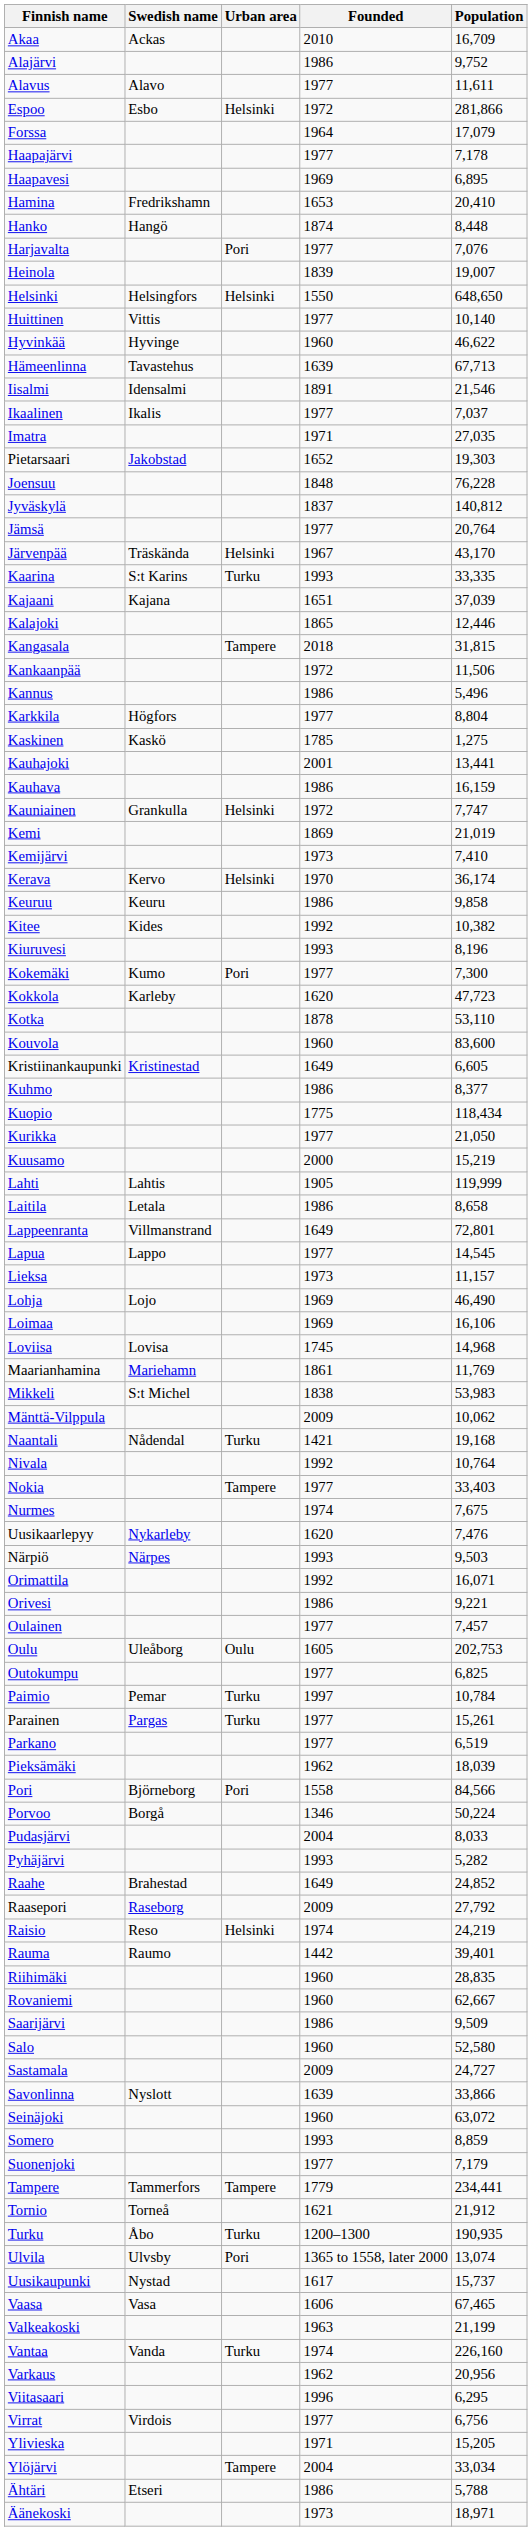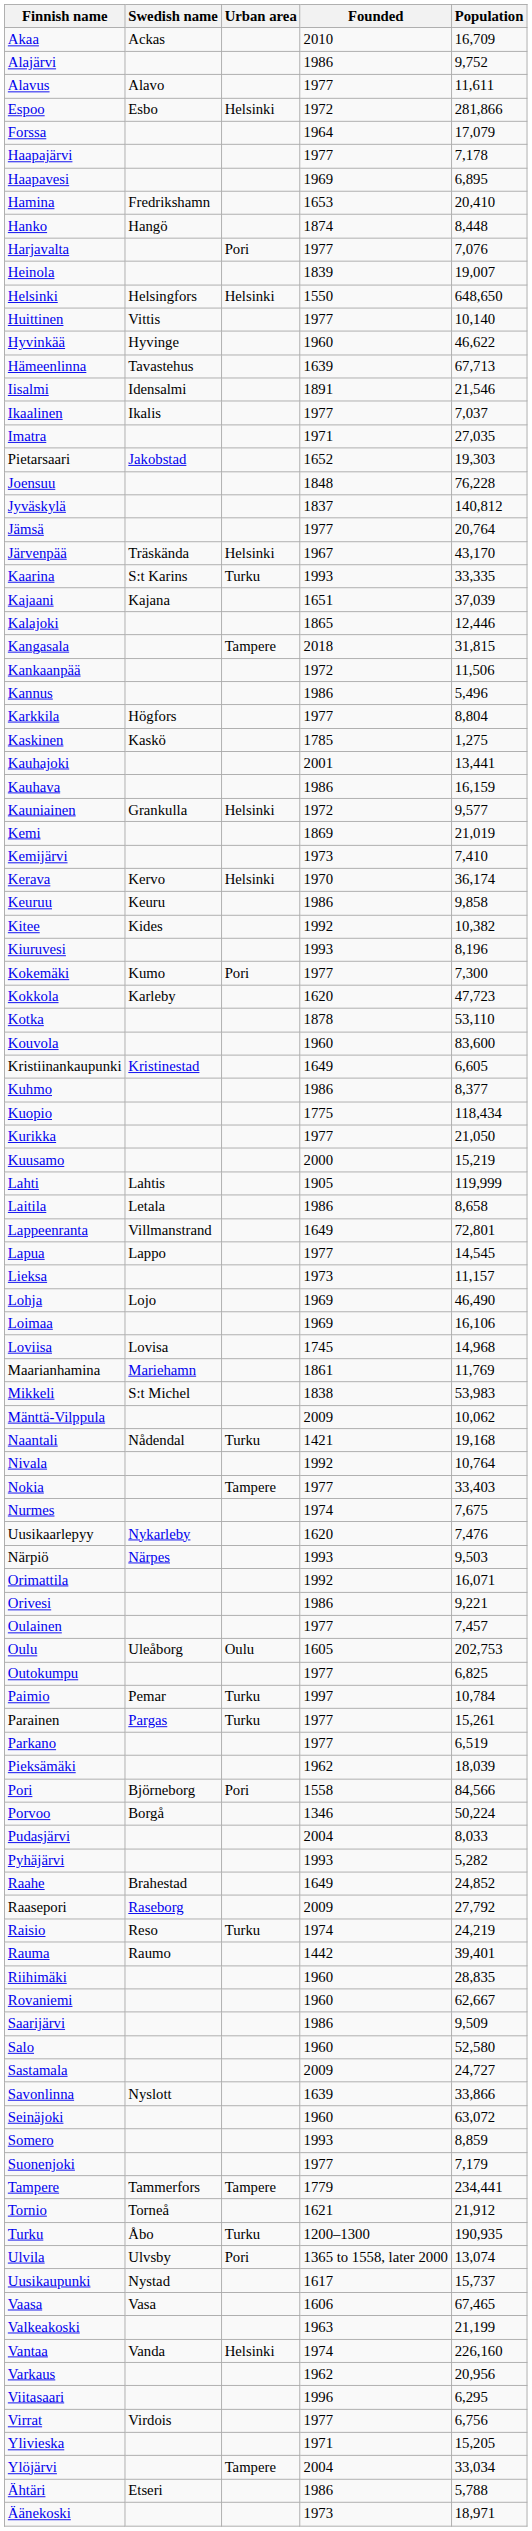(471, 809) 7,747 -> (471, 809) 9,577
(250, 1930) Helsinki -> (242, 1930) Turku
(242, 2350) Turku -> (250, 2350) Helsinki
